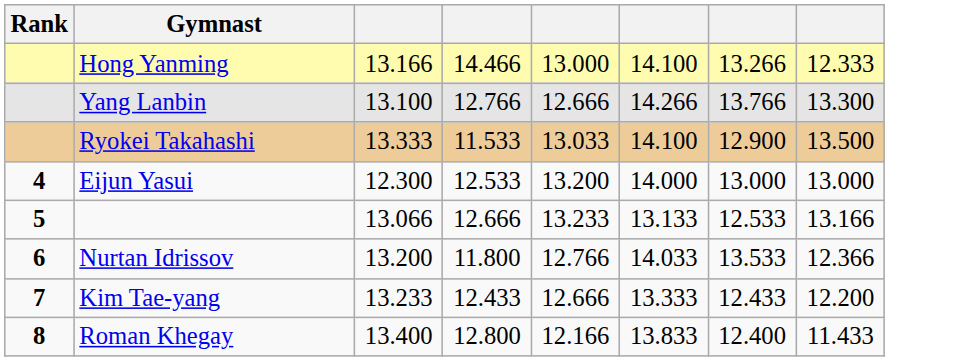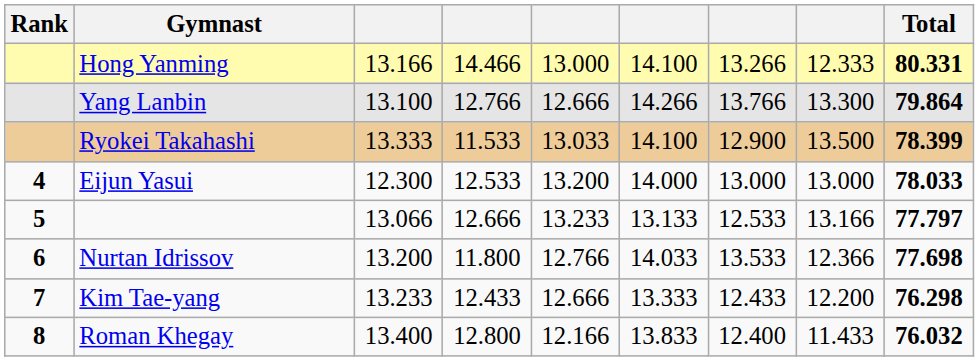+ column: (929, 24)
